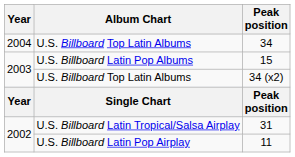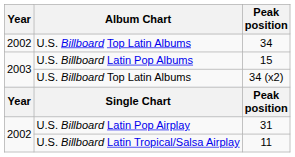(19, 43) 2004 -> (19, 43) 2002
(138, 125) U.S. Billboard Latin Tropical/Salsa Airplay -> (113, 125) U.S. Billboard Latin Pop Airplay
(113, 143) U.S. Billboard Latin Pop Airplay -> (138, 143) U.S. Billboard Latin Tropical/Salsa Airplay
